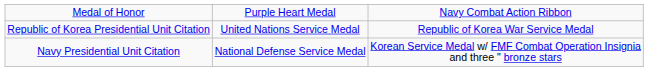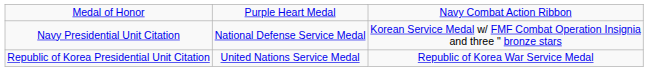rows swapped: (109, 52) <-> (109, 29)
